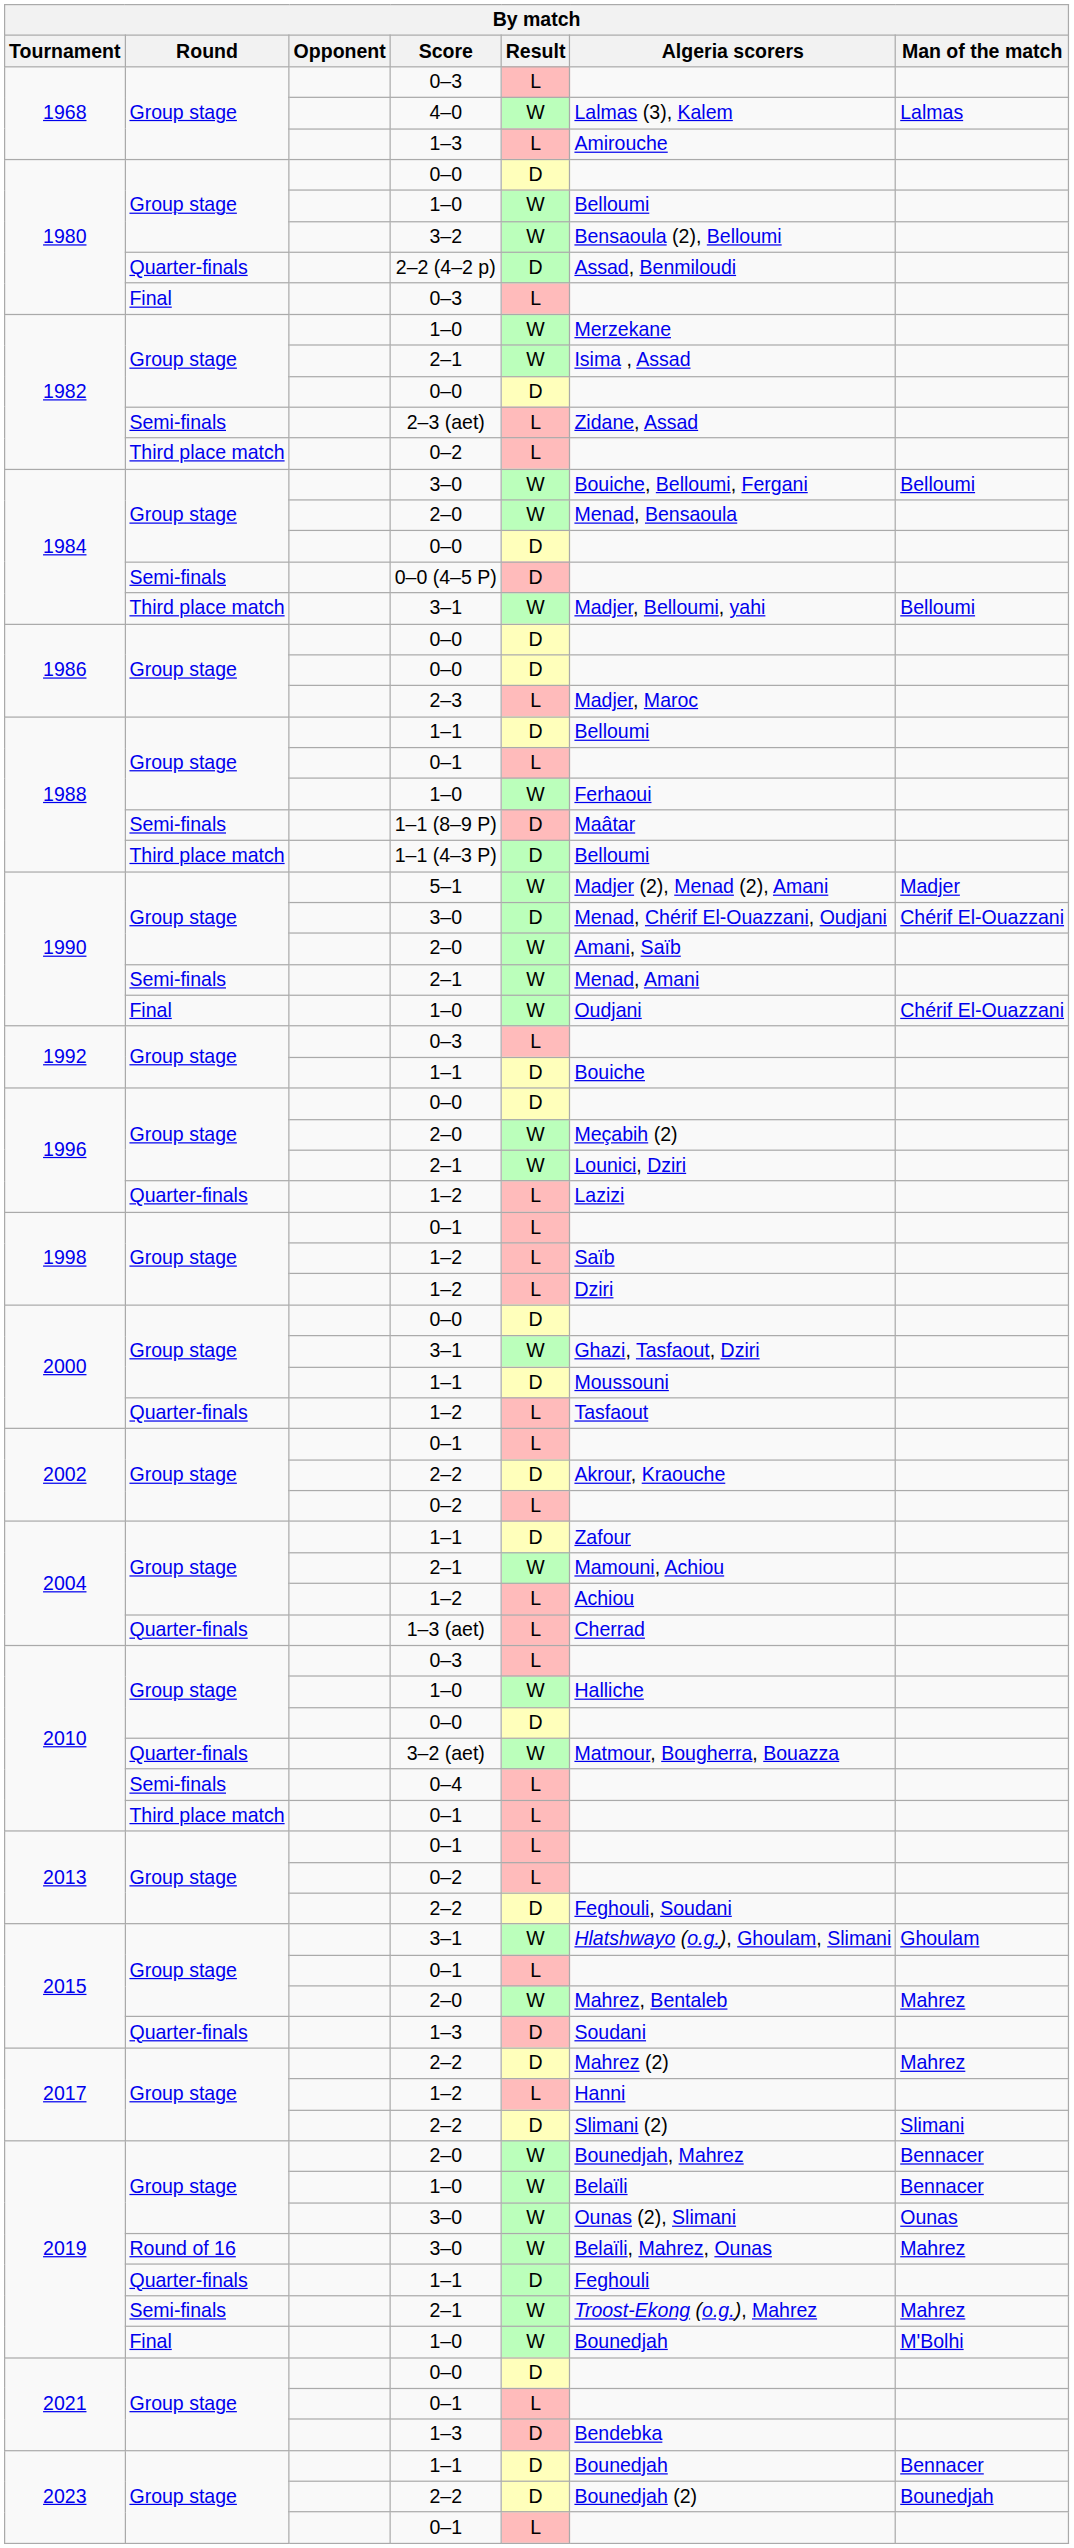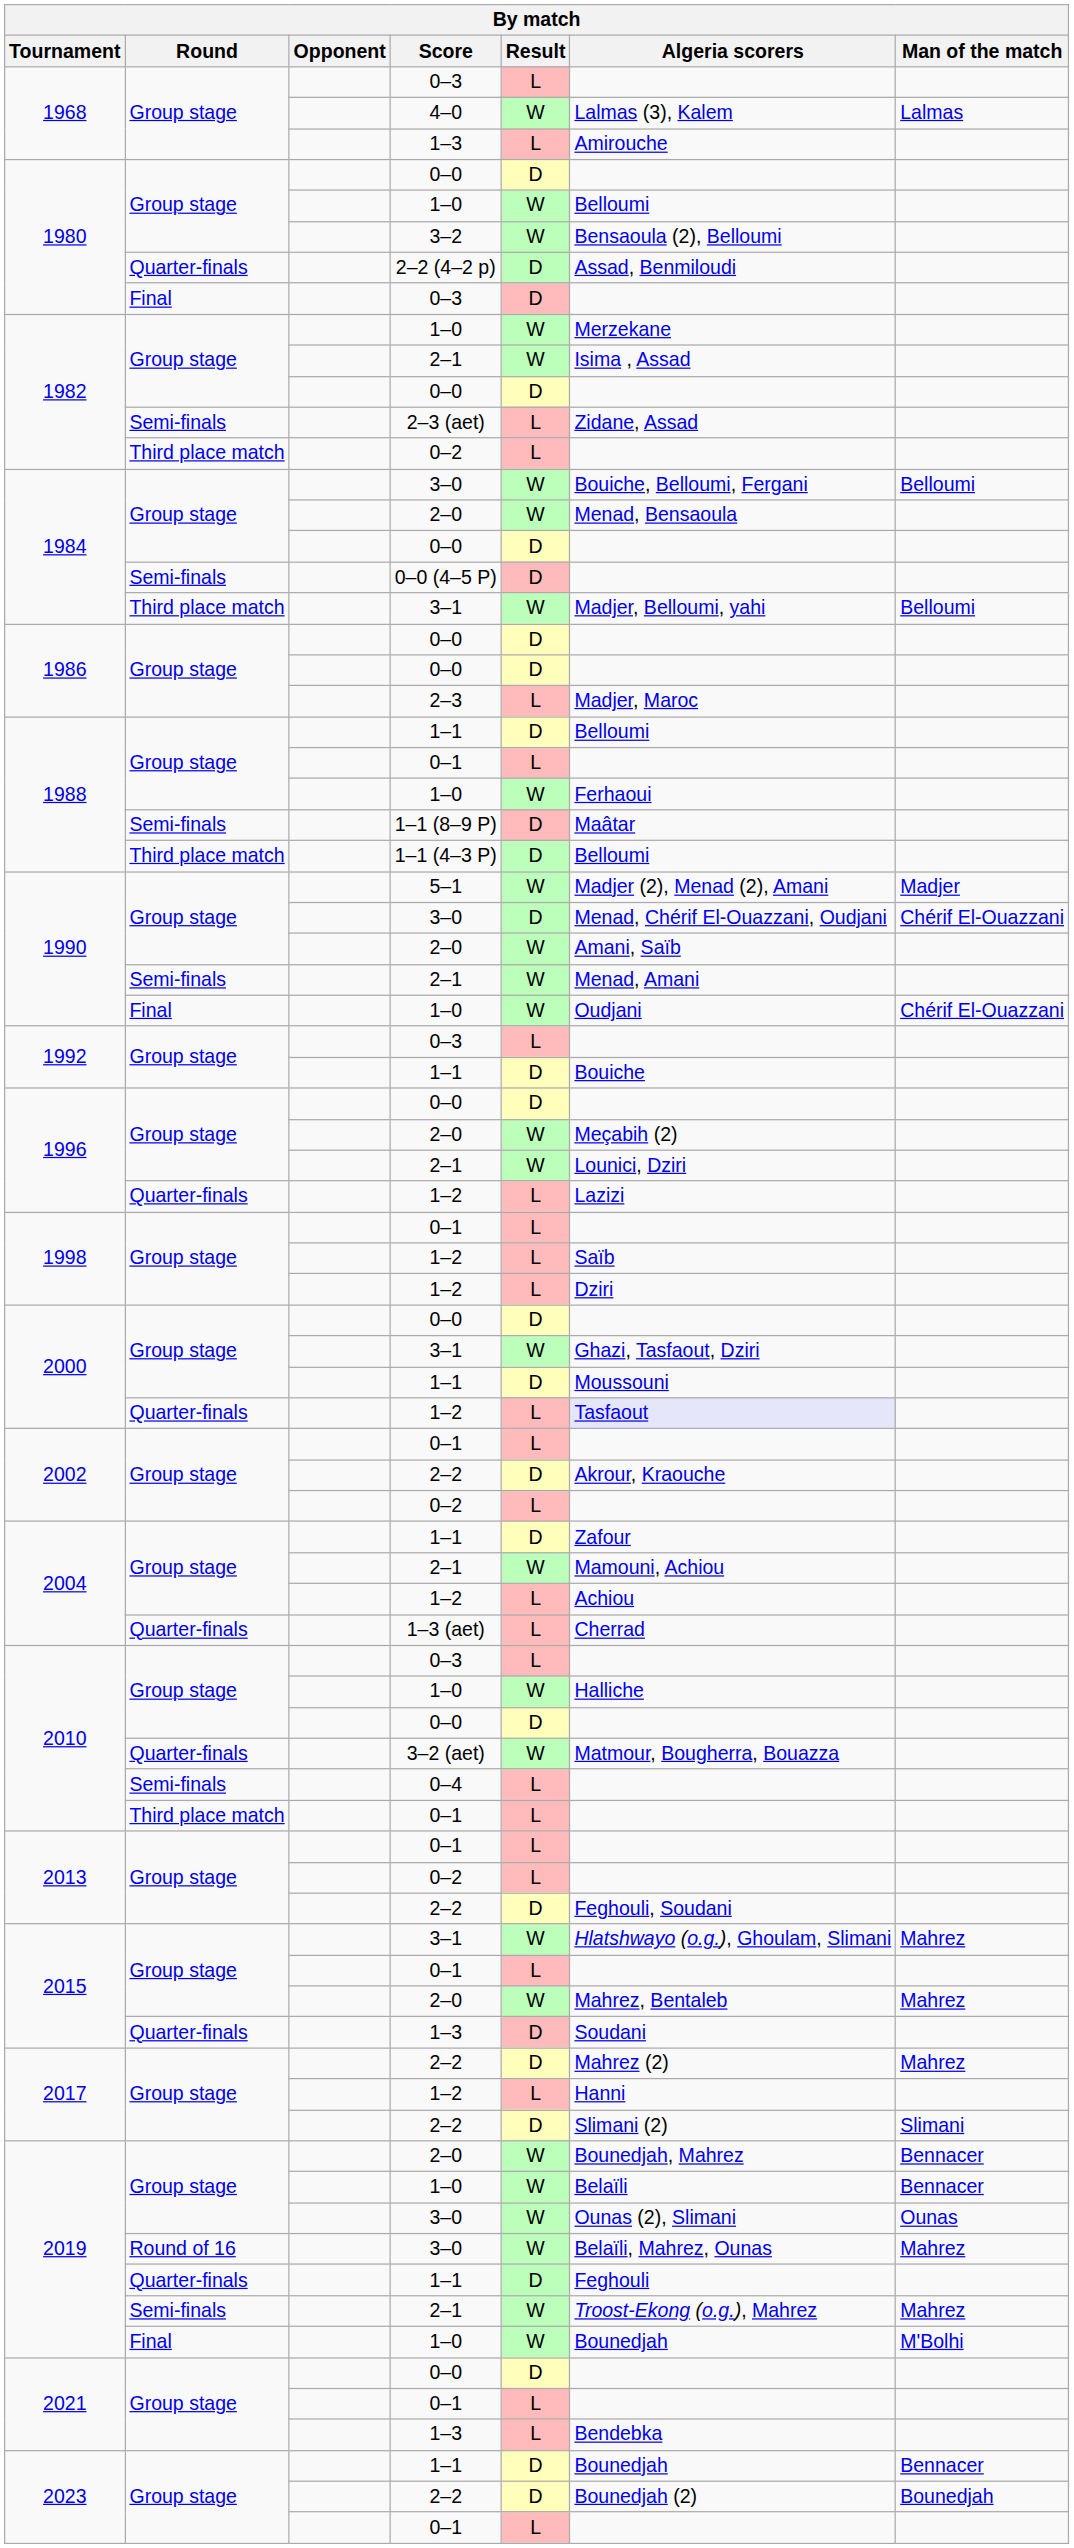(536, 298) L -> (536, 298) D
(611, 1413) no background -> (611, 1413) lavender background
(940, 1939) Ghoulam -> (933, 1939) Mahrez
(536, 2434) D -> (536, 2434) L
